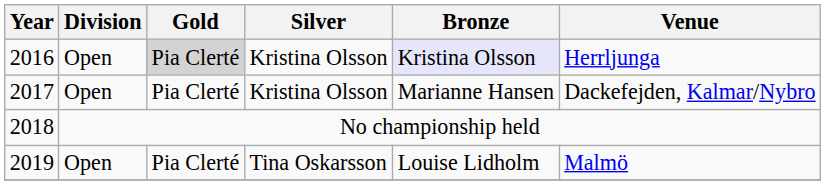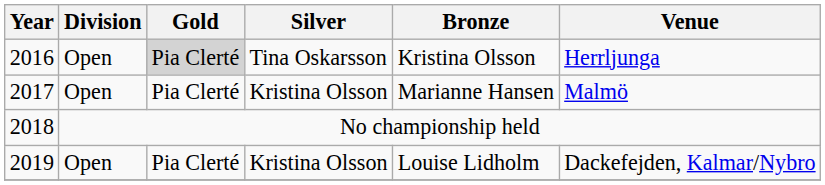(318, 57) Kristina Olsson -> (318, 57) Tina Oskarsson
(467, 57) lavender background -> (467, 57) no background
(690, 92) Dackefejden, Kalmar/Nybro -> (596, 92) Malmö
(318, 162) Tina Oskarsson -> (318, 162) Kristina Olsson
(596, 162) Malmö -> (690, 162) Dackefejden, Kalmar/Nybro
